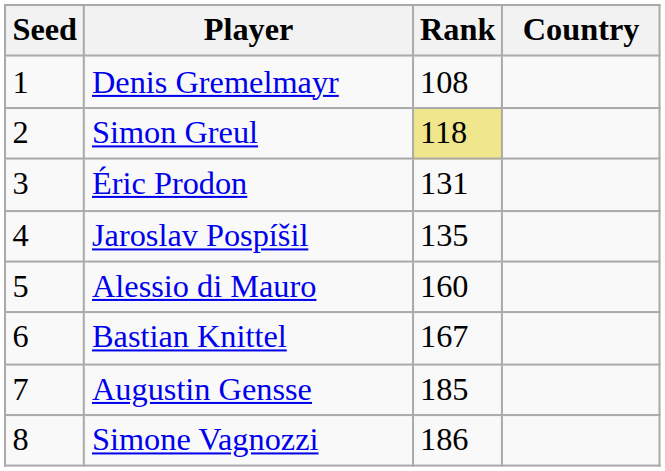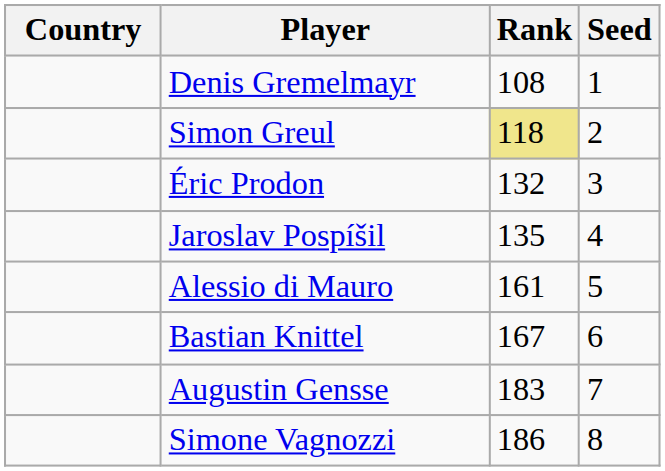columns swapped: (581, 30) <-> (45, 30)
(444, 183) 131 -> (521, 183) 132
(444, 286) 160 -> (521, 286) 161
(444, 388) 185 -> (521, 388) 183
